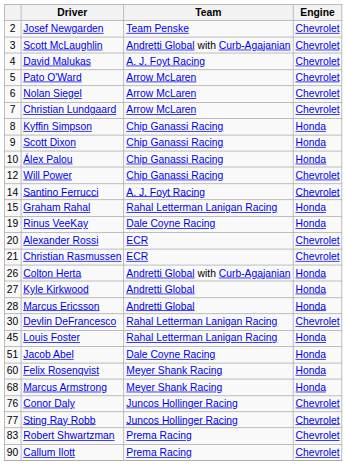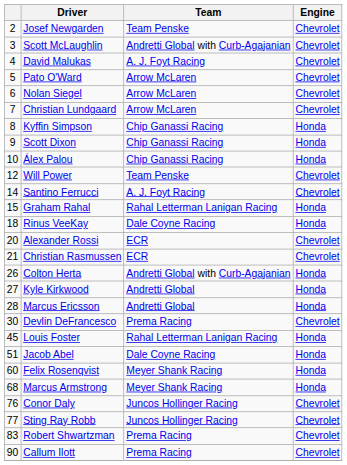(175, 175) Chip Ganassi Racing -> (158, 175) Team Penske
(13, 224) 19 -> (13, 224) 18
(202, 322) Rahal Letterman Lanigan Racing -> (159, 322) Prema Racing
